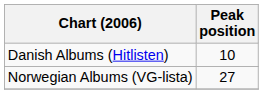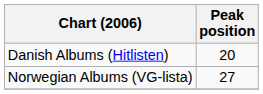(227, 54) 10 -> (227, 54) 20
